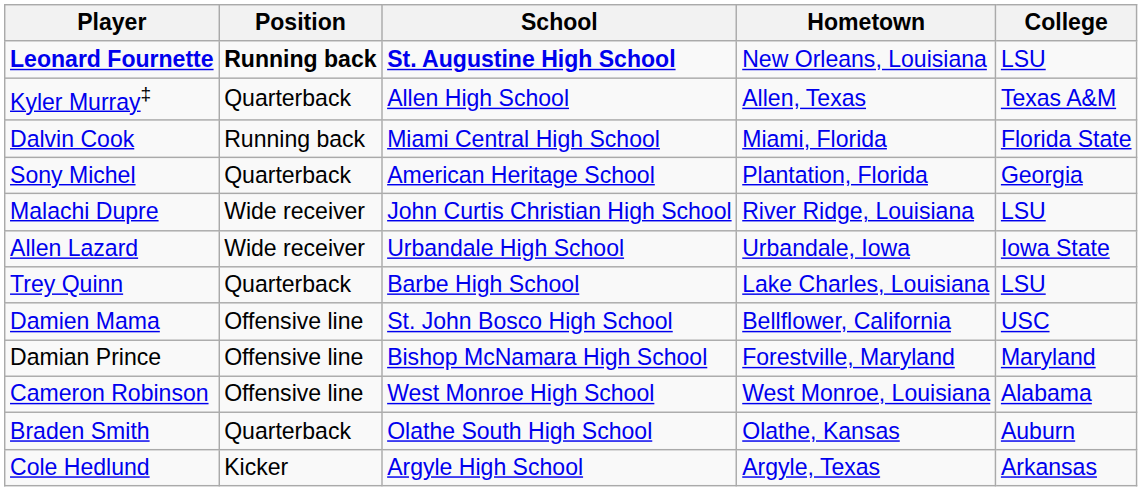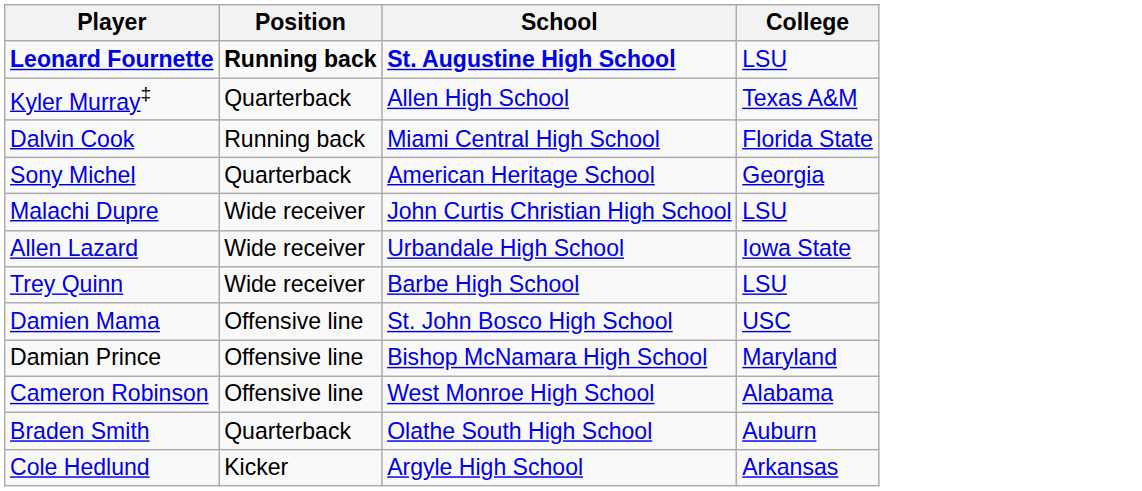- column: (866, 22)
(288, 284) Quarterback -> (295, 284) Wide receiver
